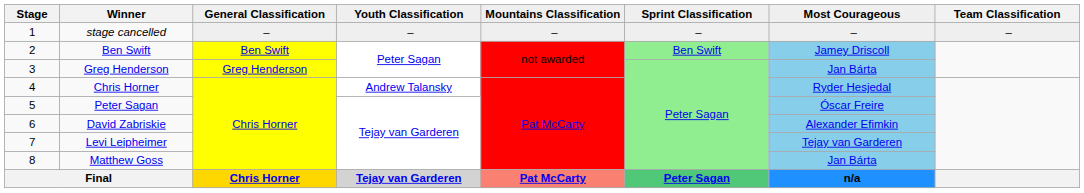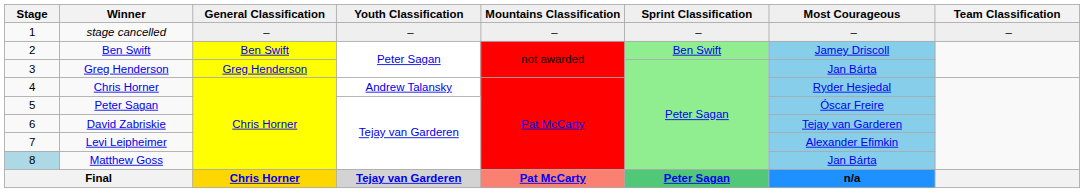(852, 124) Alexander Efimkin -> (852, 124) Tejay van Garderen
(852, 142) Tejay van Garderen -> (852, 142) Alexander Efimkin
(32, 161) no background -> (32, 161) lightblue background
